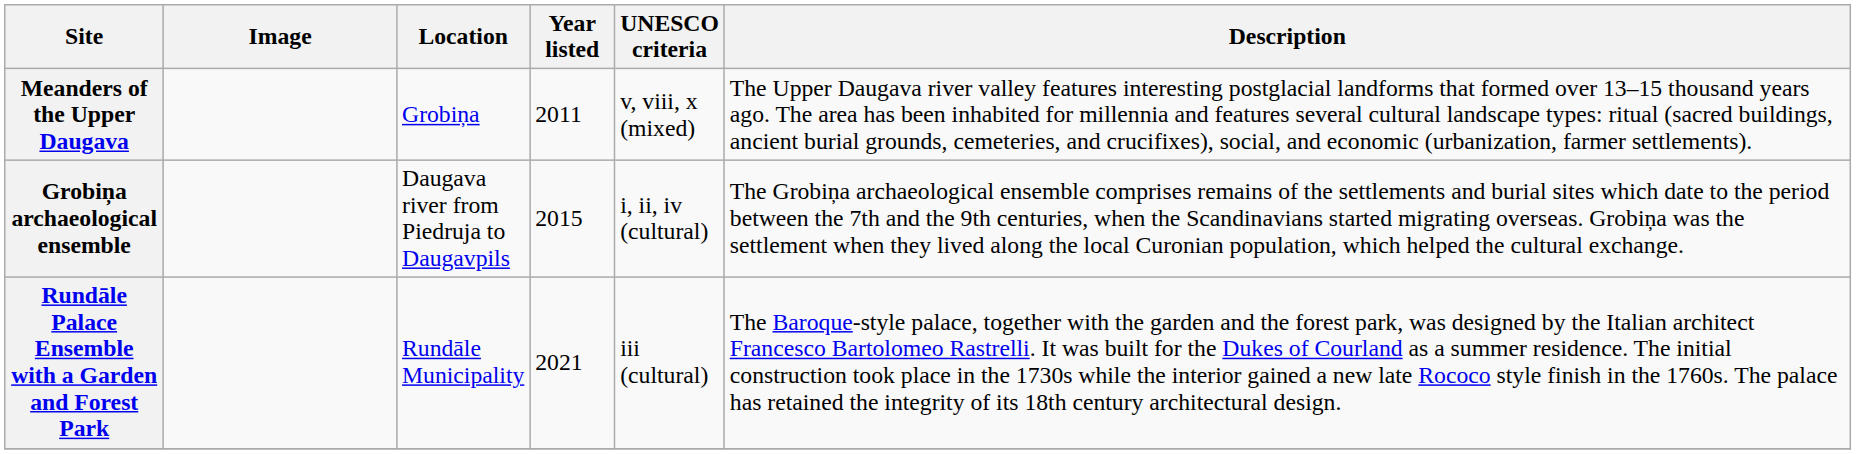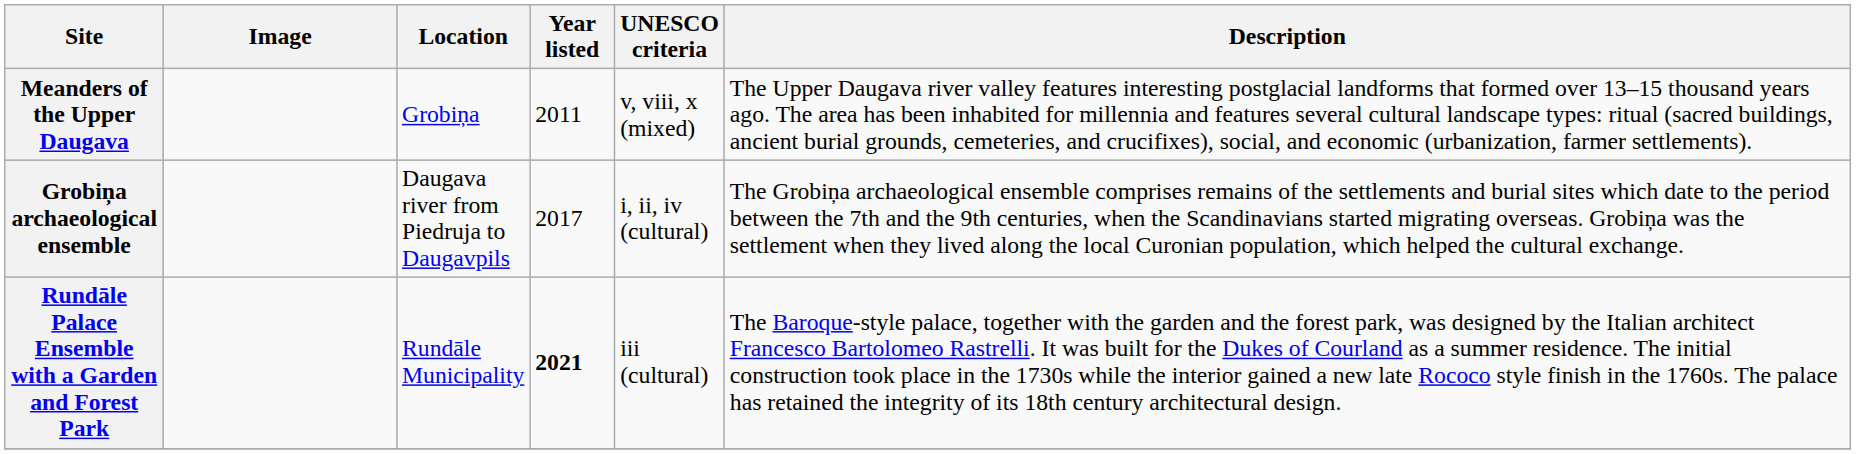(559, 218) 2015 -> (559, 218) 2017
(559, 362) normal -> (559, 362) bold
